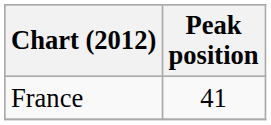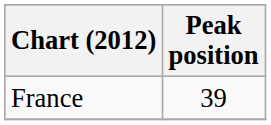(214, 97) 41 -> (214, 97) 39
